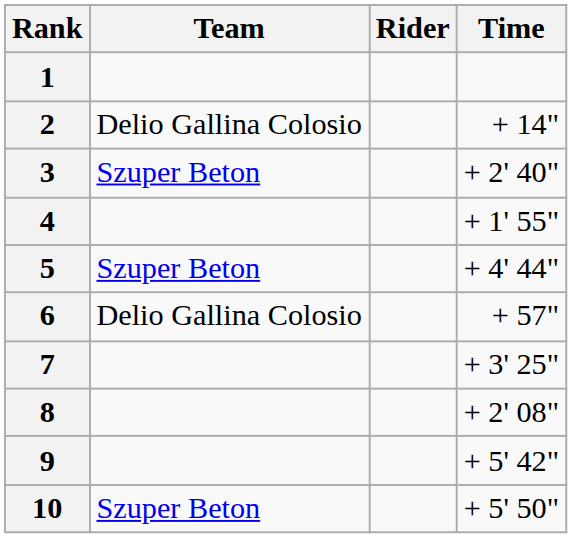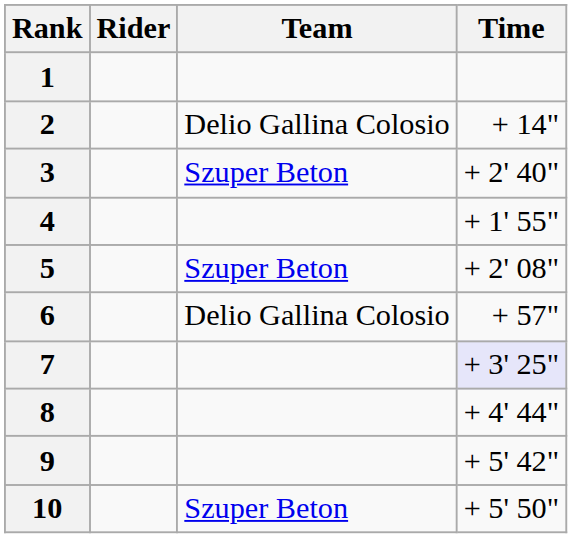columns swapped: (413, 28) <-> (229, 28)
(511, 268) + 4' 44" -> (511, 268) + 2' 08"
(511, 364) no background -> (511, 364) lavender background
(511, 412) + 2' 08" -> (511, 412) + 4' 44"
